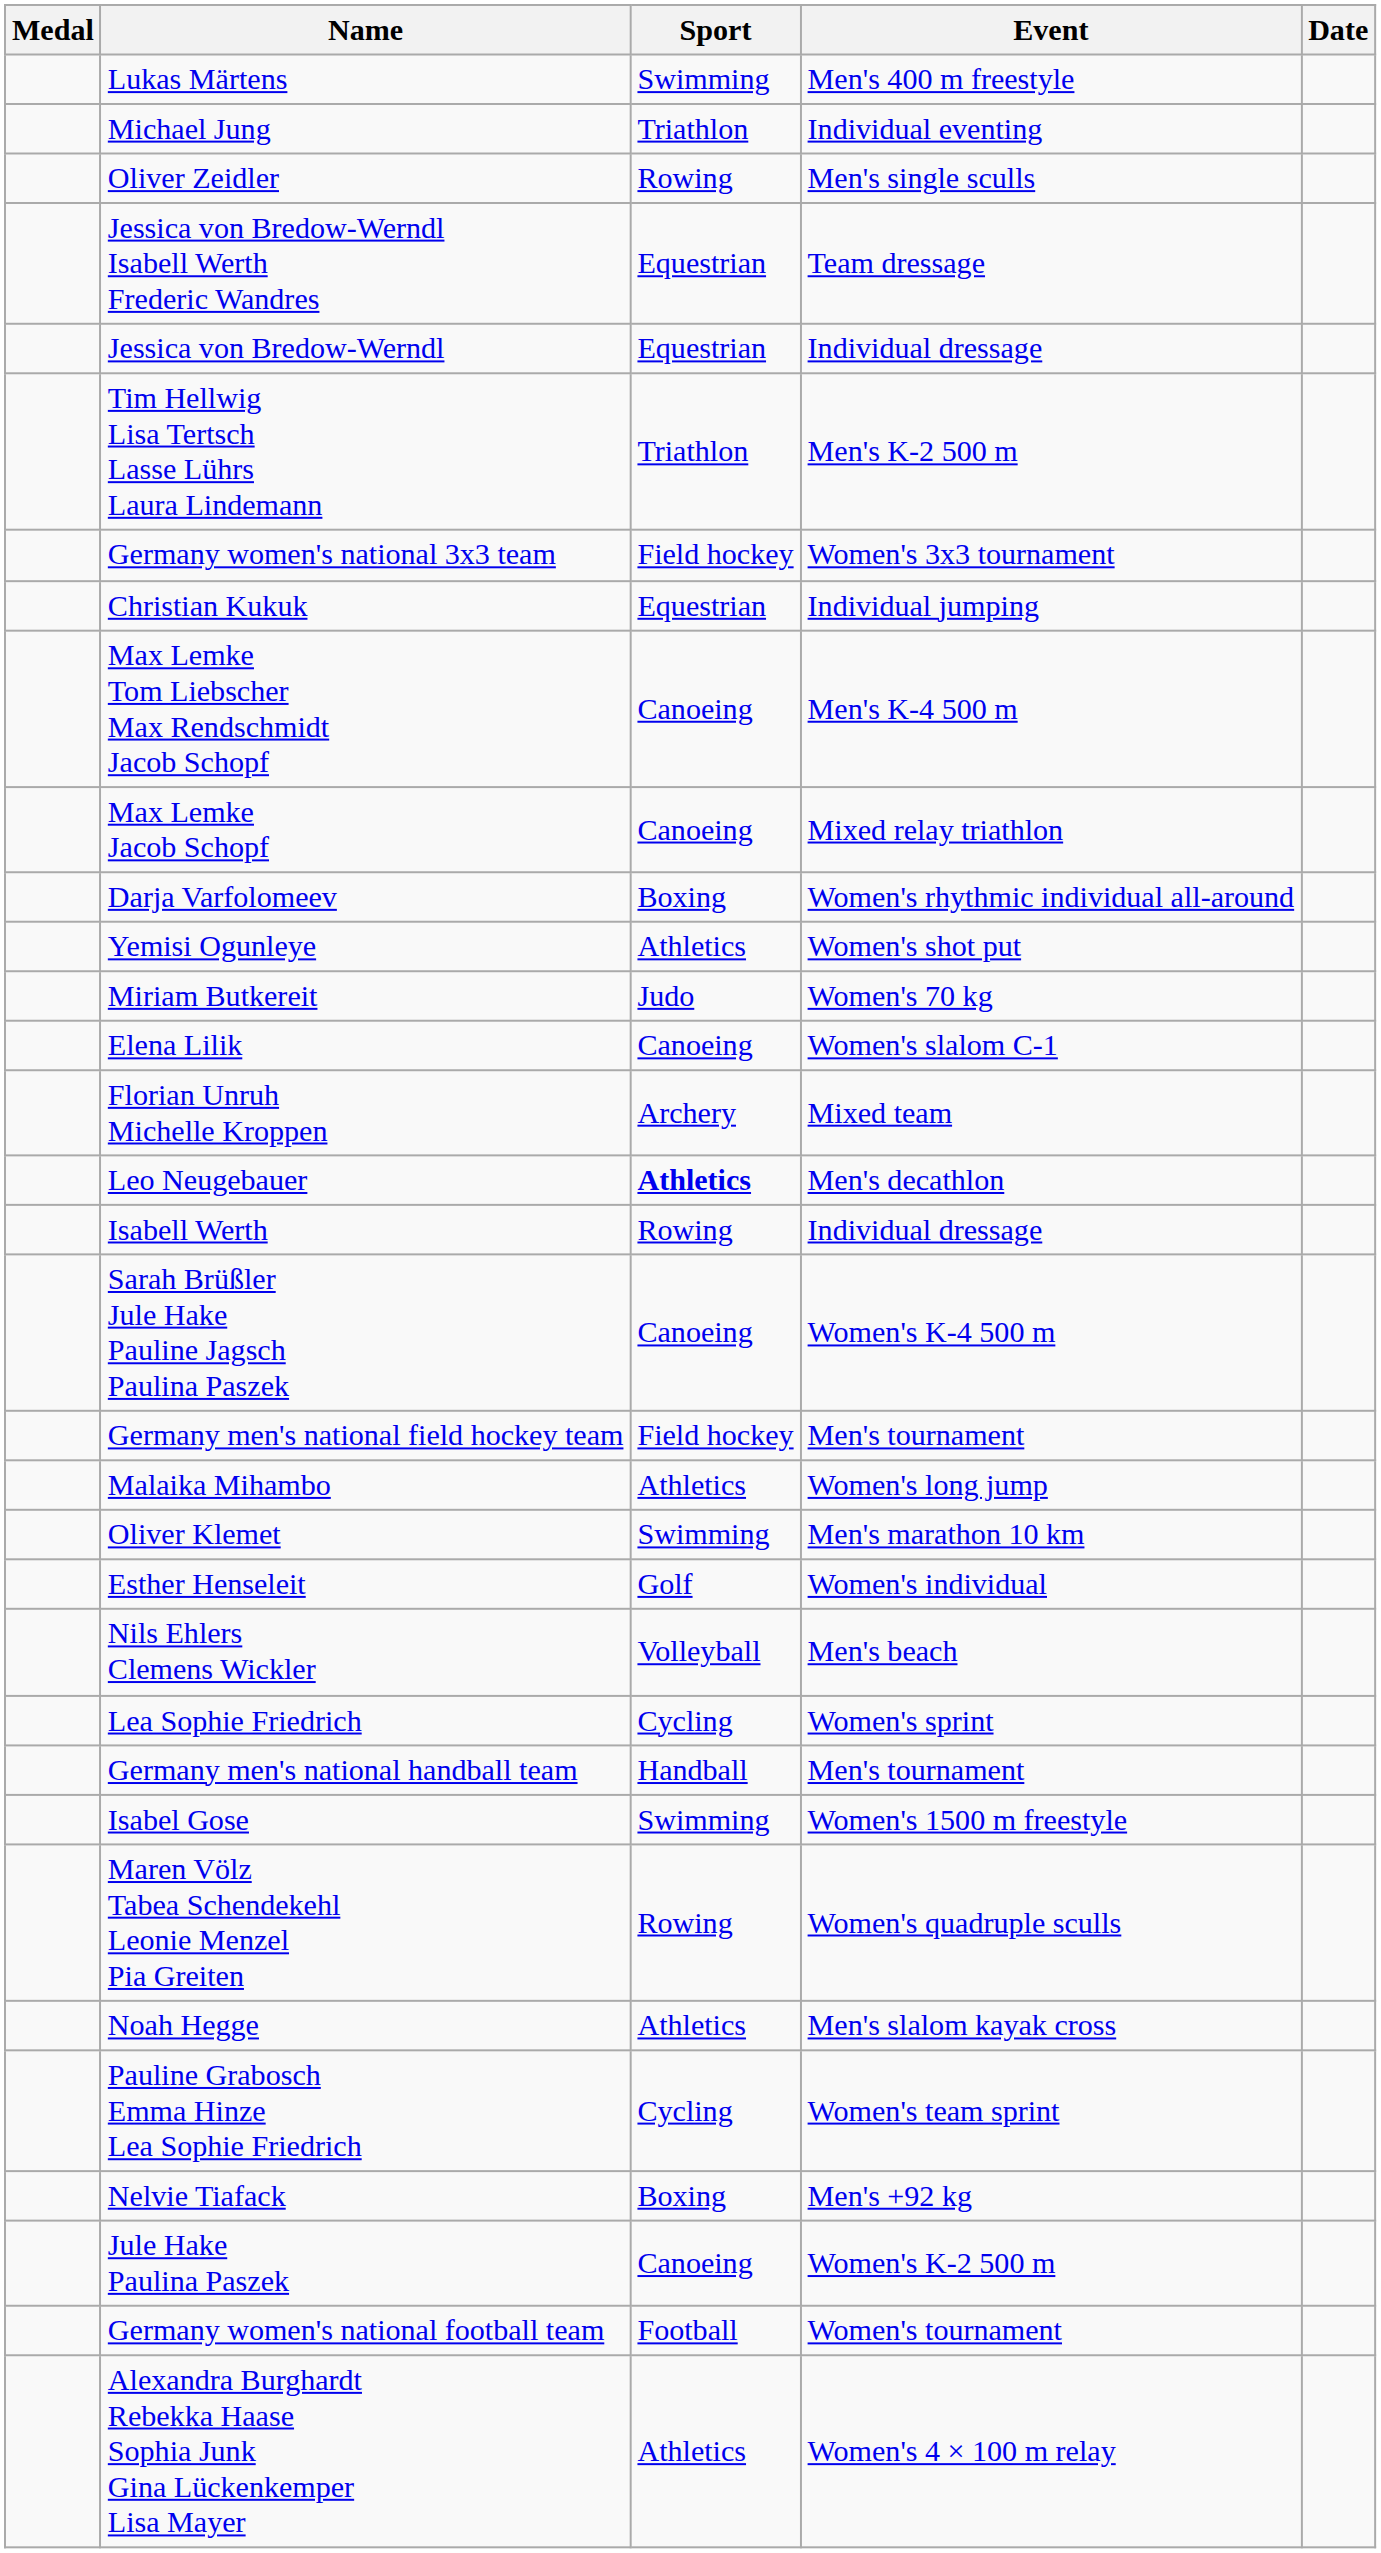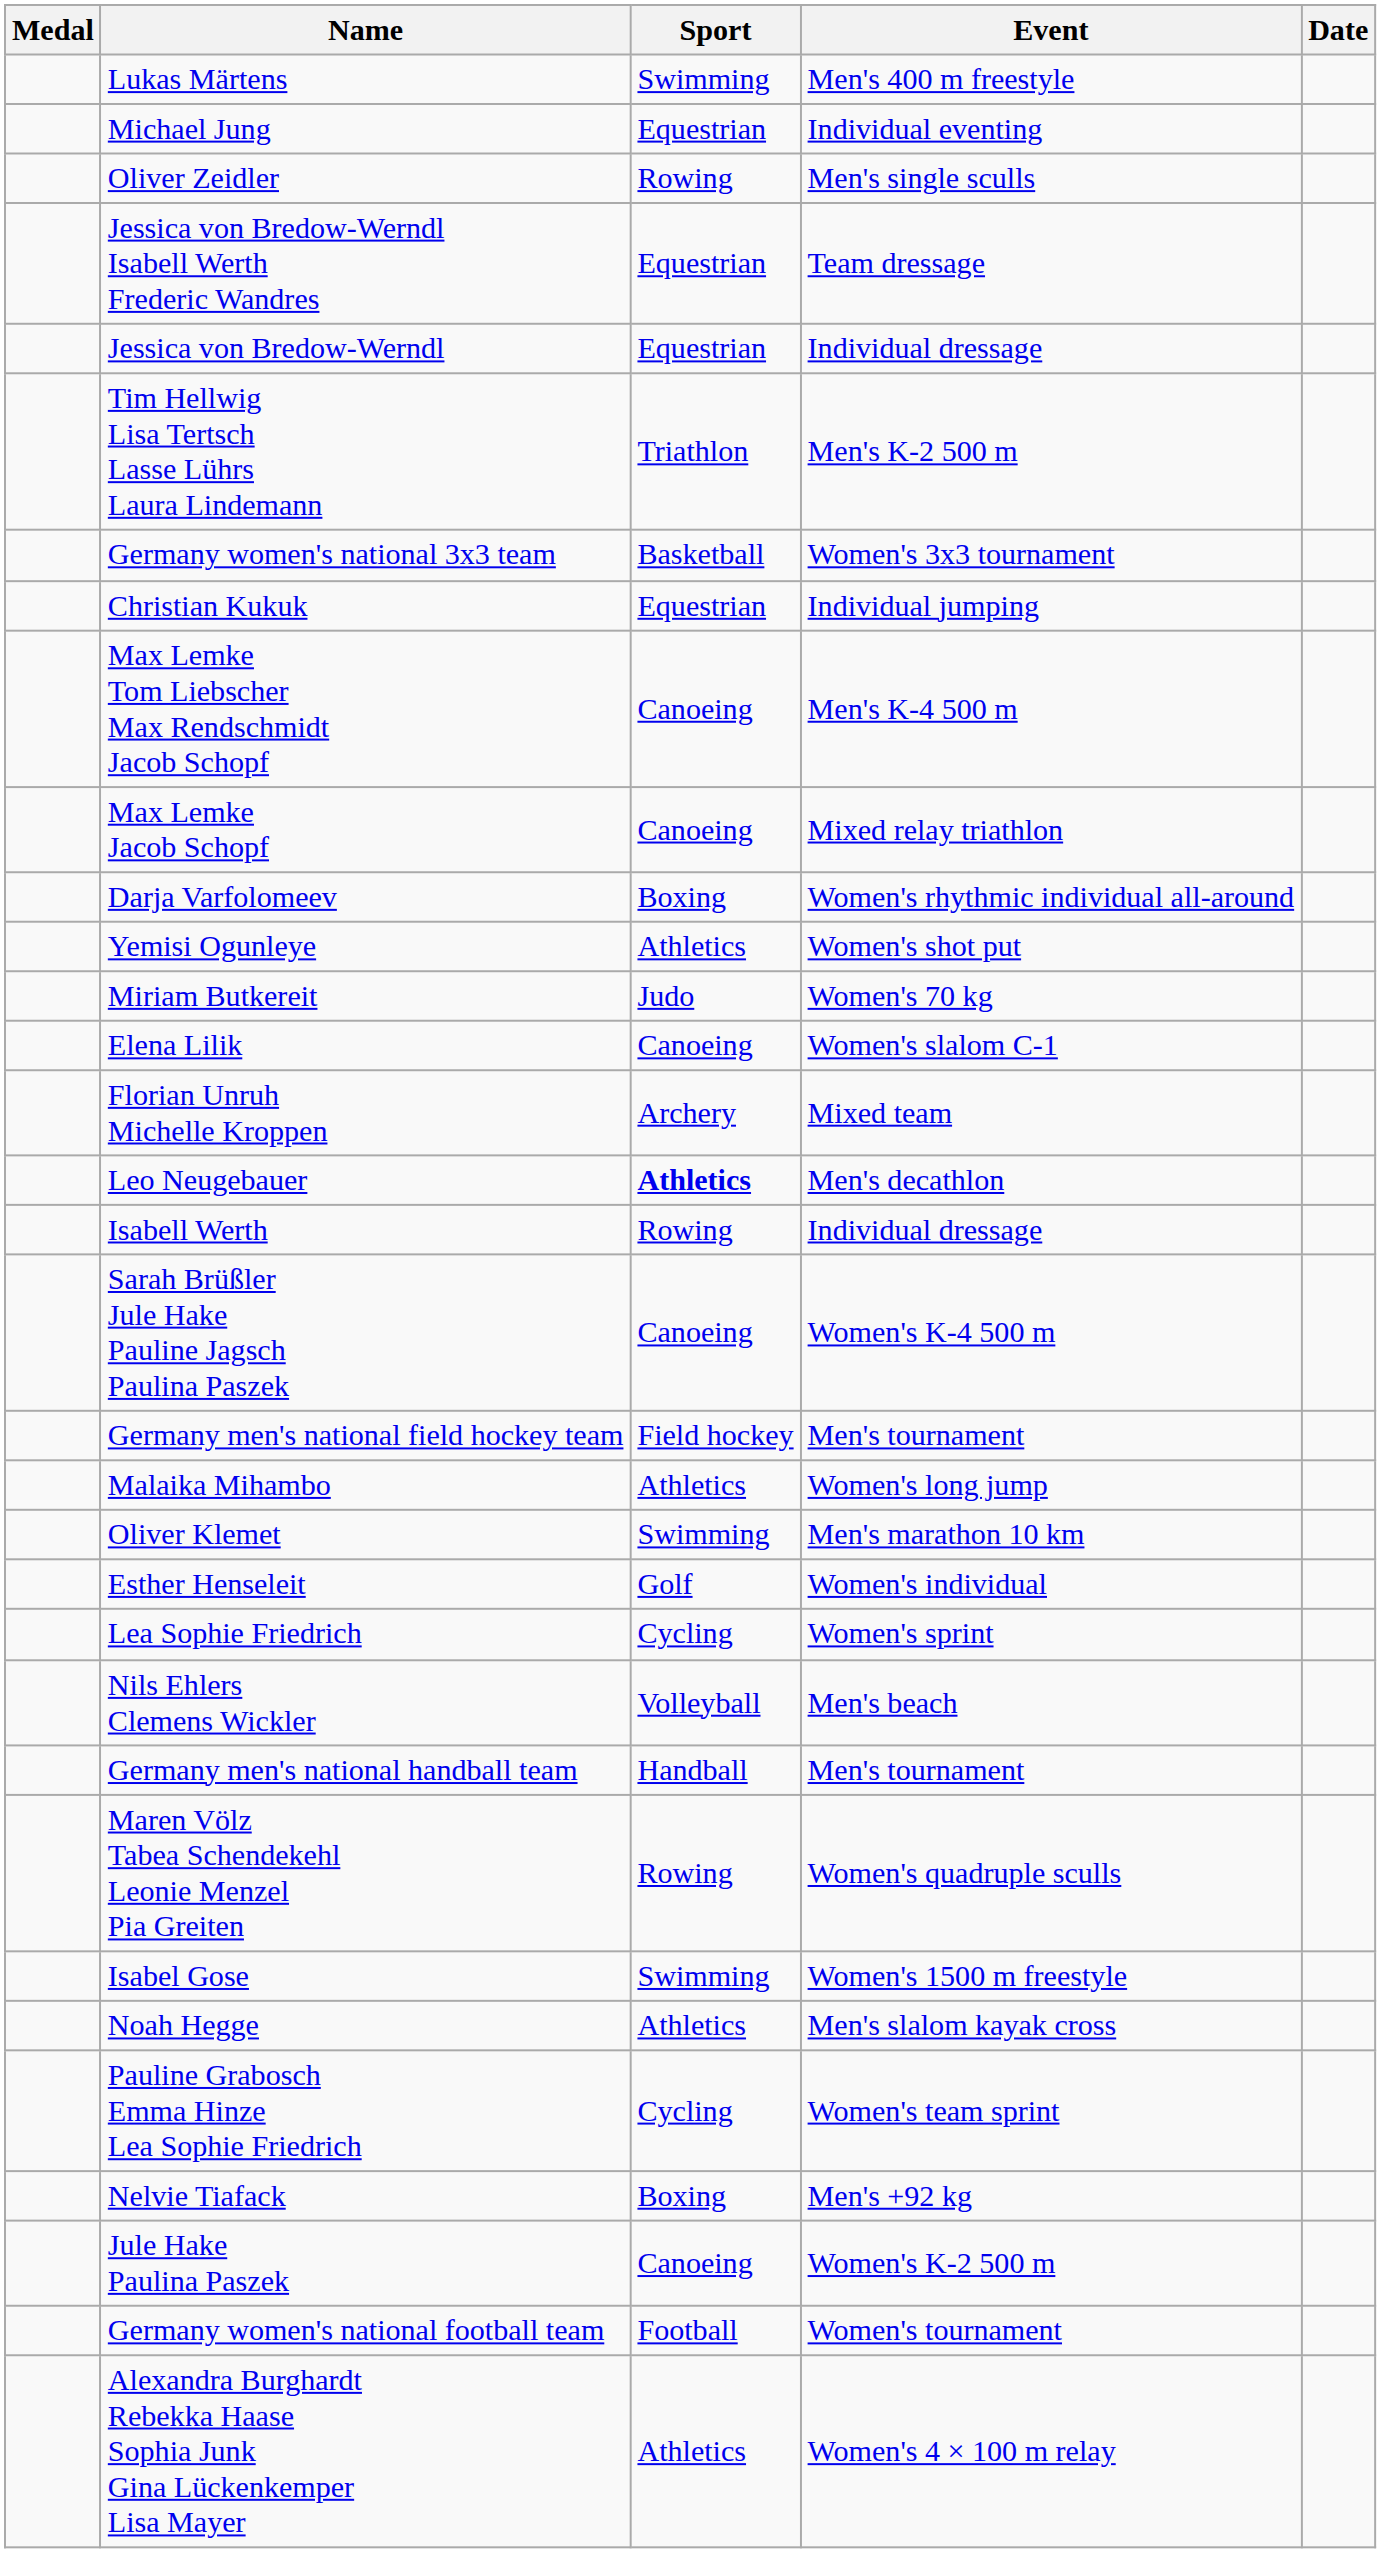(693, 128) Triathlon -> (702, 128) Equestrian
(716, 555) Field hockey -> (701, 555) Basketball
rows swapped: (212, 1651) <-> (235, 1719)
rows swapped: (224, 1921) <-> (178, 1818)
